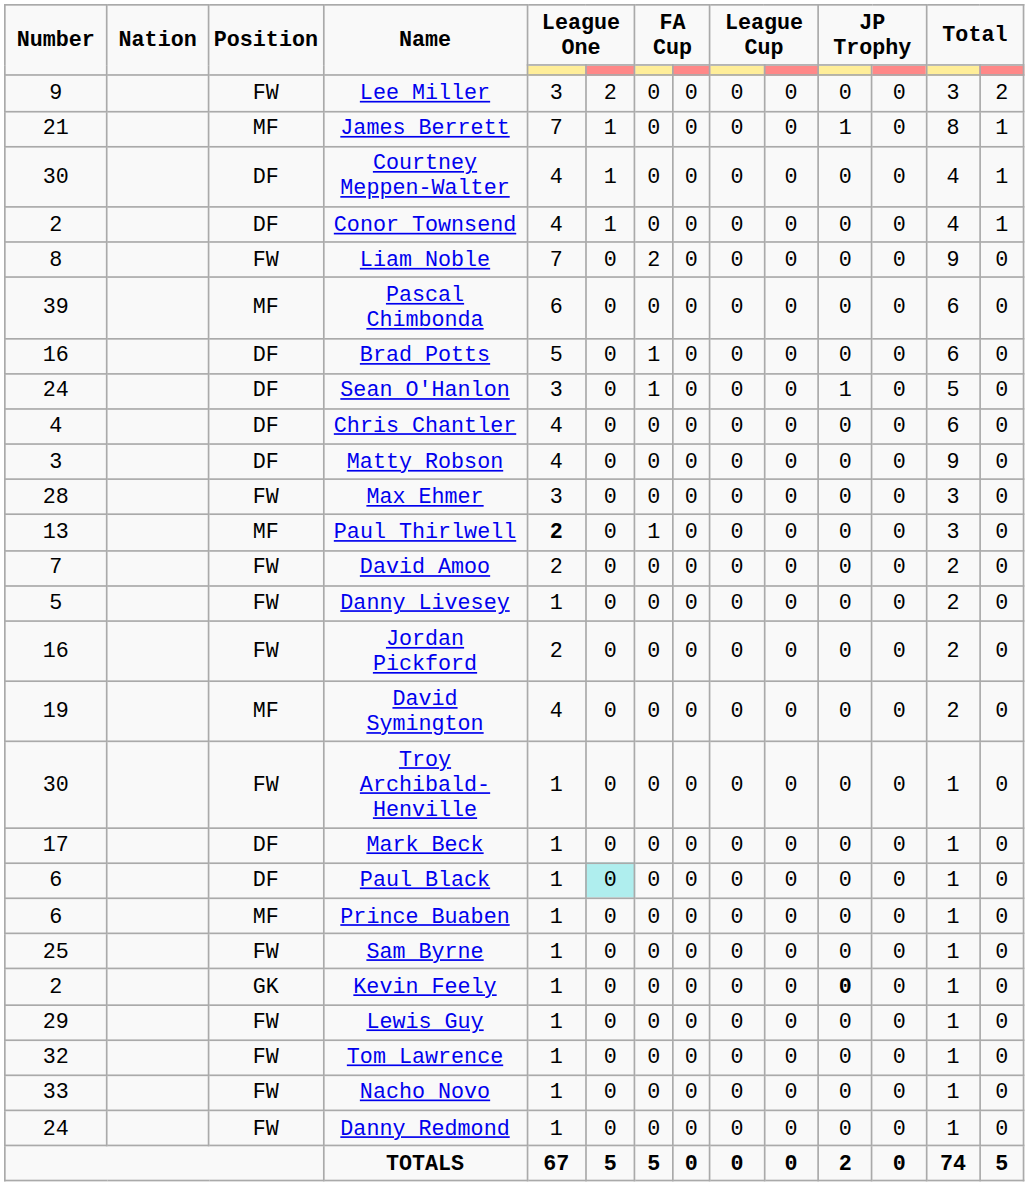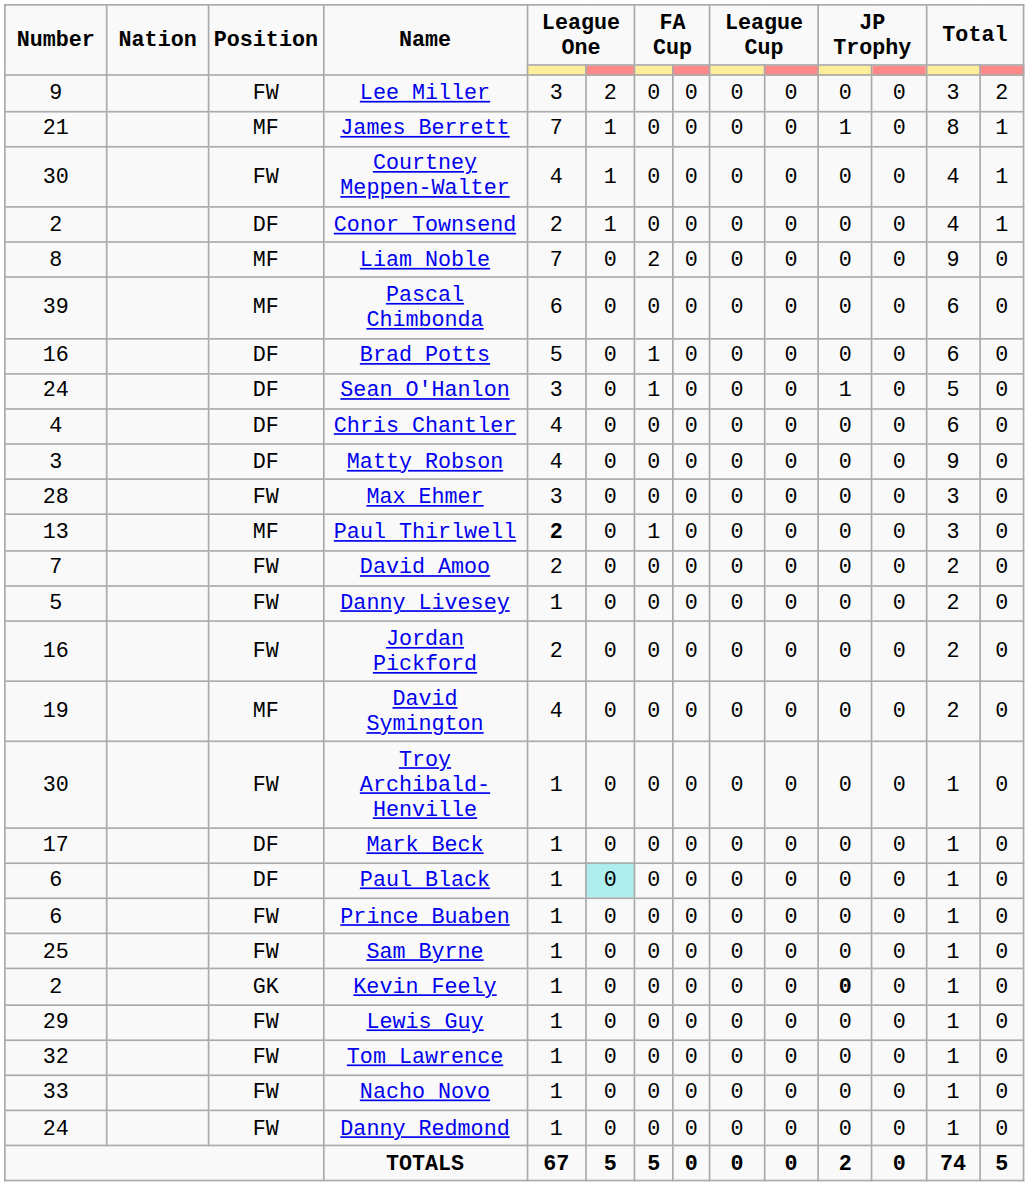(266, 177) DF -> (266, 177) FW
(556, 224) 4 -> (556, 224) 2
(266, 260) FW -> (266, 260) MF
(266, 916) MF -> (266, 916) FW
